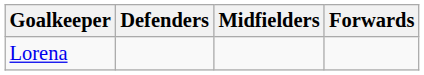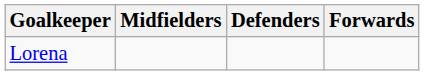columns swapped: (165, 20) <-> (269, 20)
